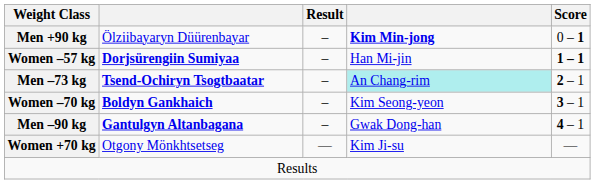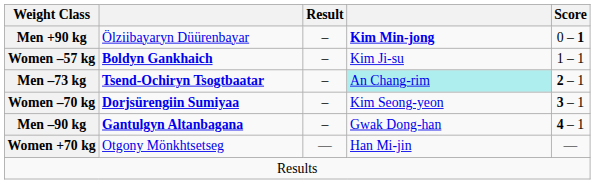(171, 59) Dorjsürengiin Sumiyaa -> (157, 59) Boldyn Gankhaich
(381, 59) Han Mi-jin -> (377, 59) Kim Ji-su
(570, 59) bold -> (570, 59) normal
(157, 102) Boldyn Gankhaich -> (171, 102) Dorjsürengiin Sumiyaa
(377, 146) Kim Ji-su -> (381, 146) Han Mi-jin
